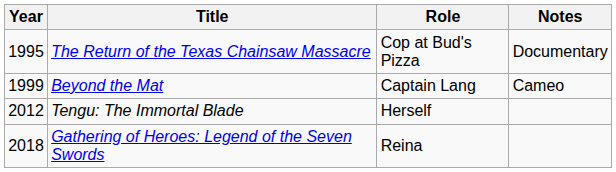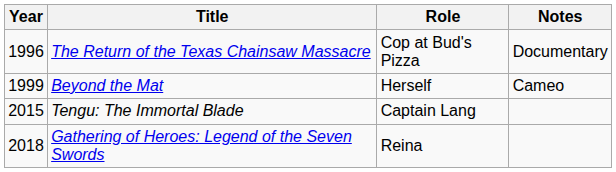(26, 51) 1995 -> (26, 51) 1996
(428, 85) Captain Lang -> (406, 85) Herself
(26, 111) 2012 -> (26, 111) 2015
(406, 111) Herself -> (428, 111) Captain Lang
